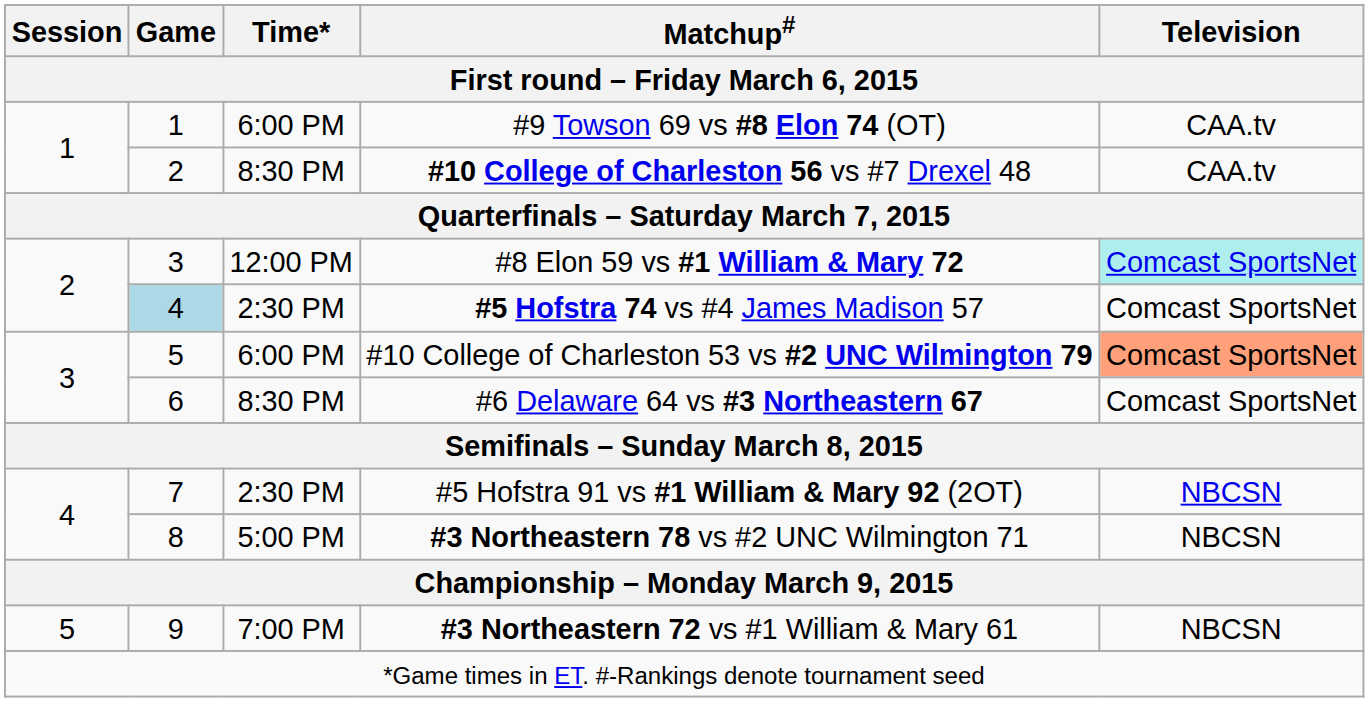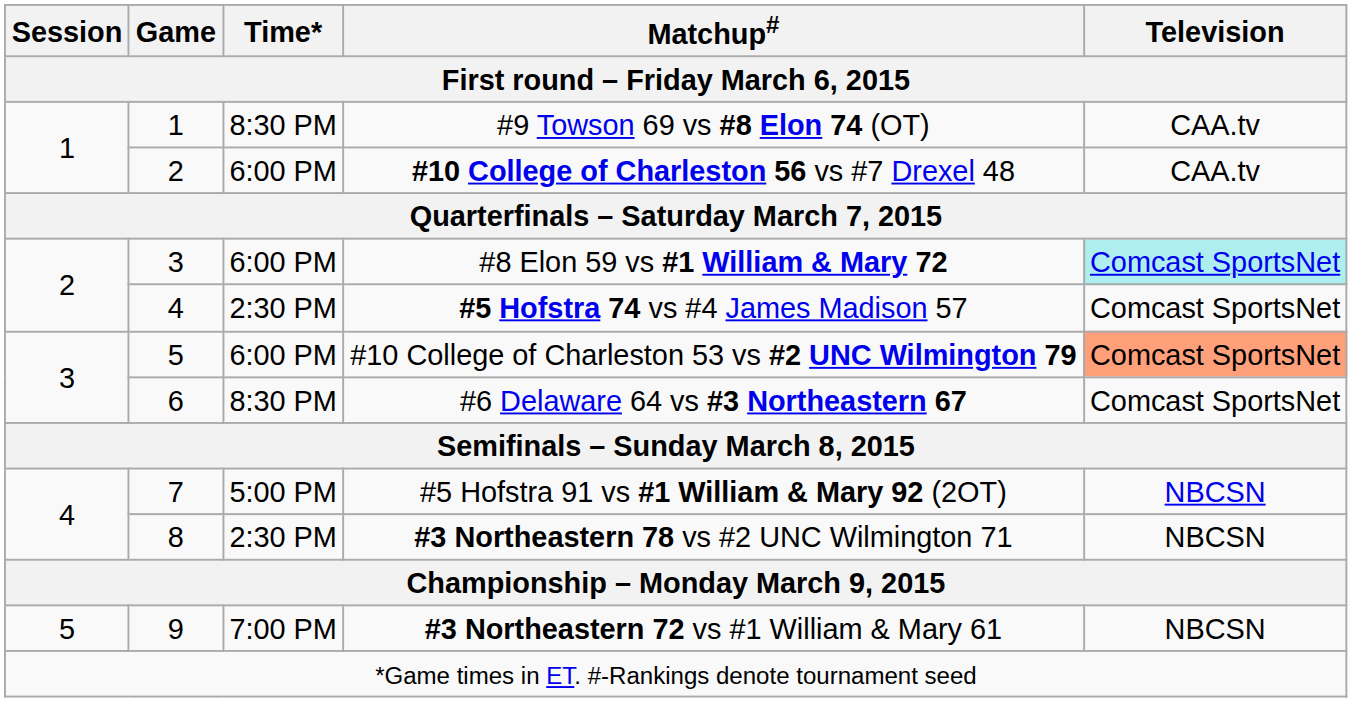(291, 125) 6:00 PM -> (283, 125) 8:30 PM
(291, 171) 8:30 PM -> (283, 171) 6:00 PM
(291, 262) 12:00 PM -> (283, 262) 6:00 PM
(176, 308) lightblue background -> (176, 308) no background
(291, 491) 2:30 PM -> (283, 491) 5:00 PM
(291, 537) 5:00 PM -> (283, 537) 2:30 PM
